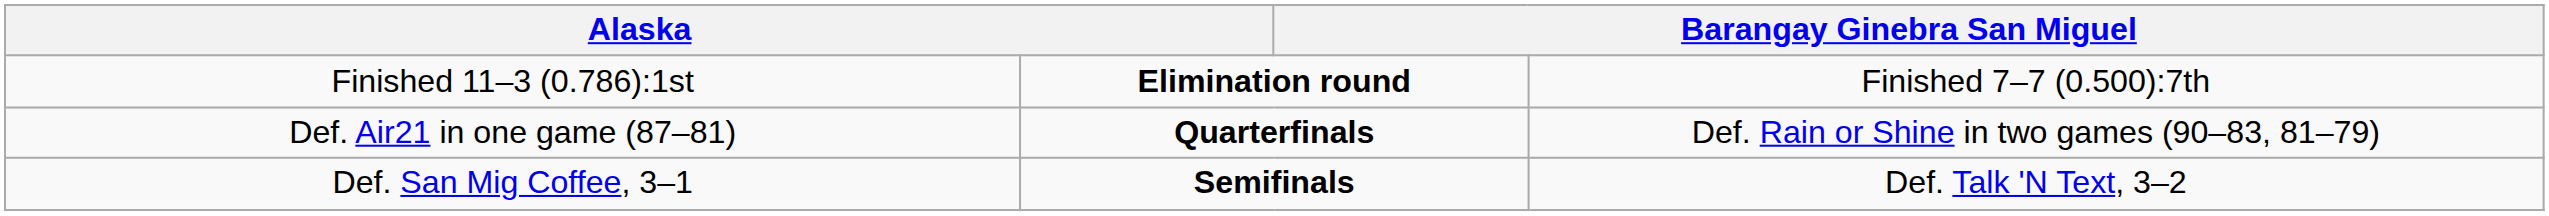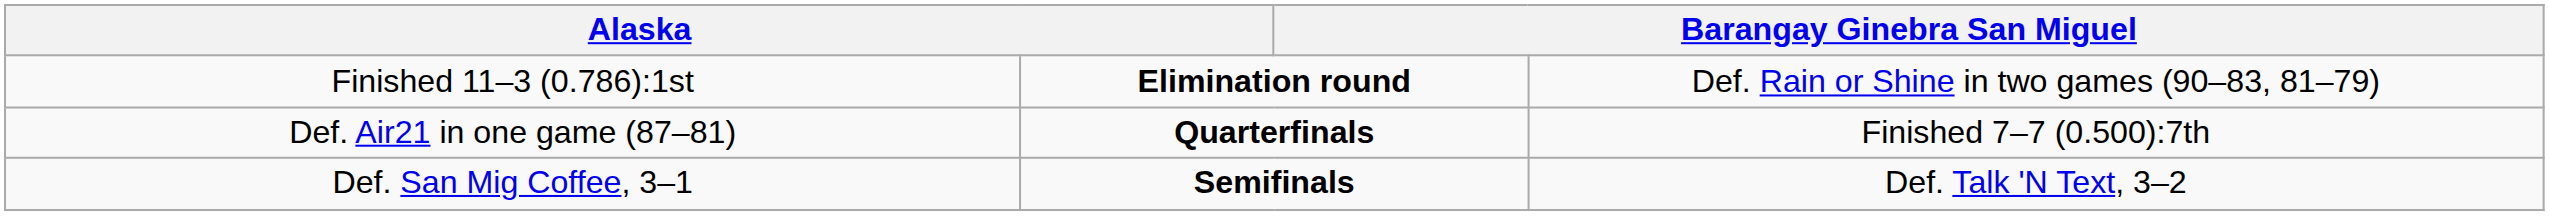(2036, 81) Finished 7–7 (0.500):7th -> (2036, 81) Def. Rain or Shine in two games (90–83, 81–79)
(2036, 132) Def. Rain or Shine in two games (90–83, 81–79) -> (2036, 132) Finished 7–7 (0.500):7th
